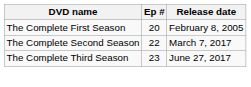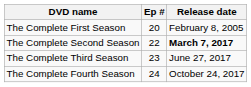(200, 43) normal -> (201, 43) bold
+ row: (71, 74)
